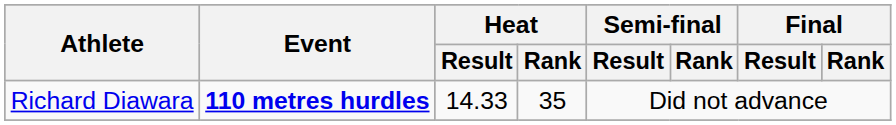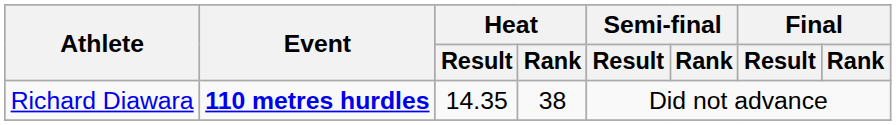(477, 101) 14.33 -> (477, 101) 14.35
(553, 101) 35 -> (553, 101) 38
